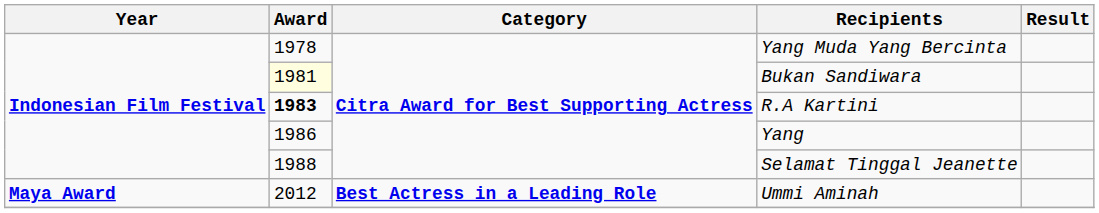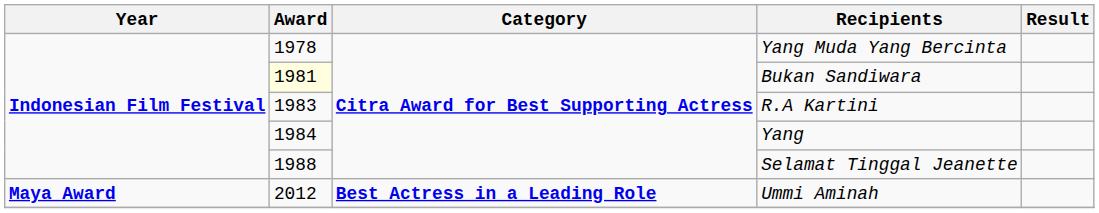(295, 106) bold -> (295, 106) normal
(295, 135) 1986 -> (295, 135) 1984
